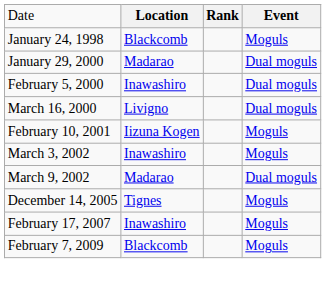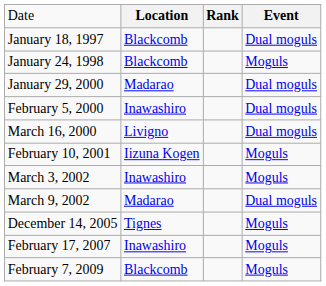+ row: (56, 39)
